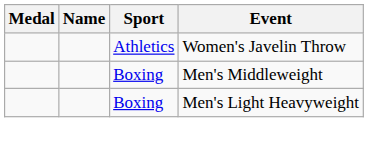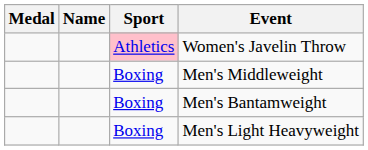(144, 46) no background -> (144, 46) pink background
+ row: (255, 102)
